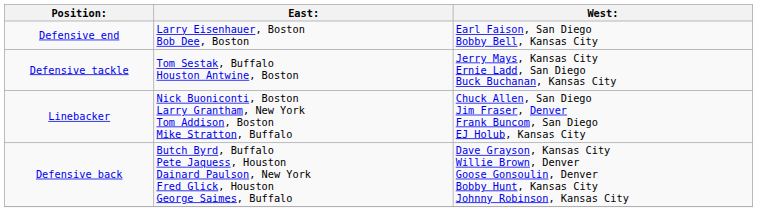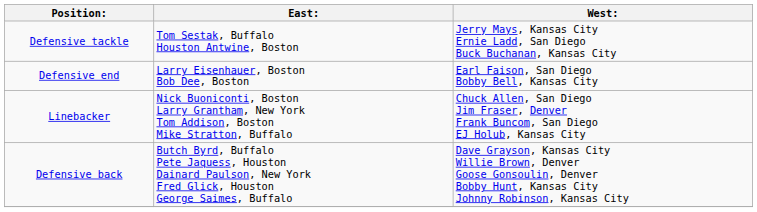rows swapped: (79, 35) <-> (79, 70)
